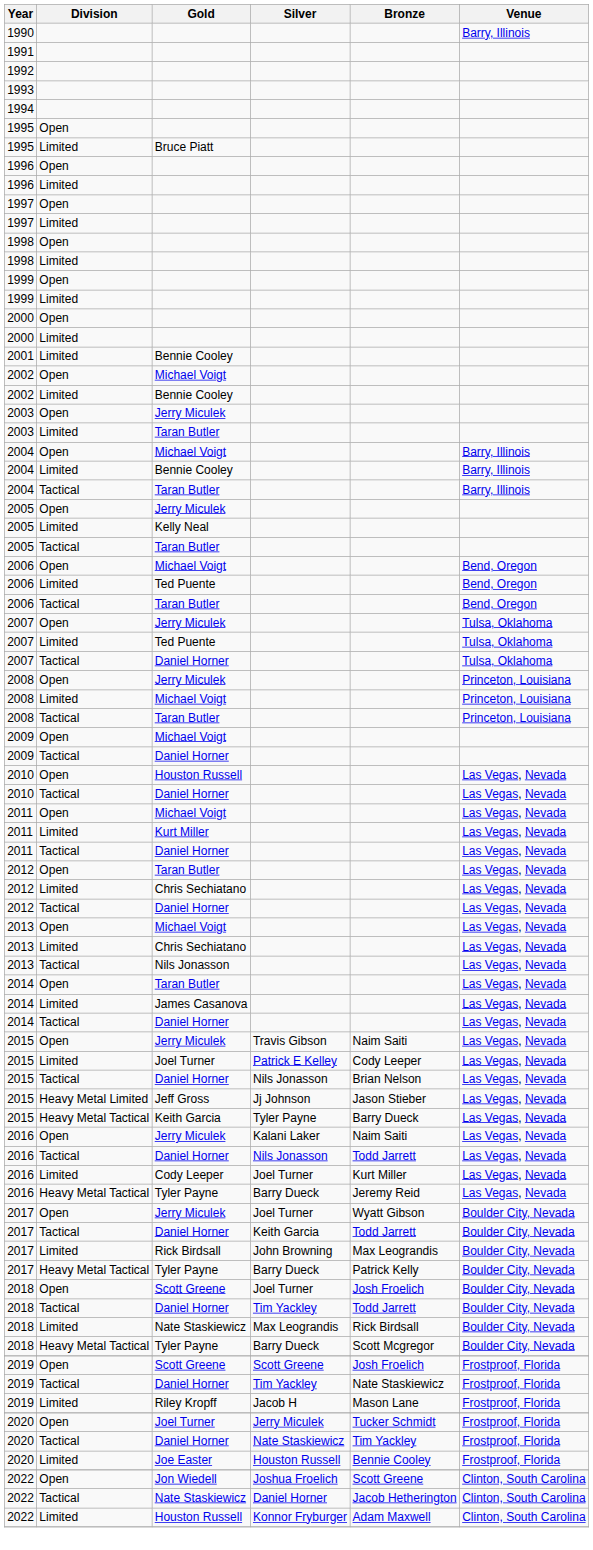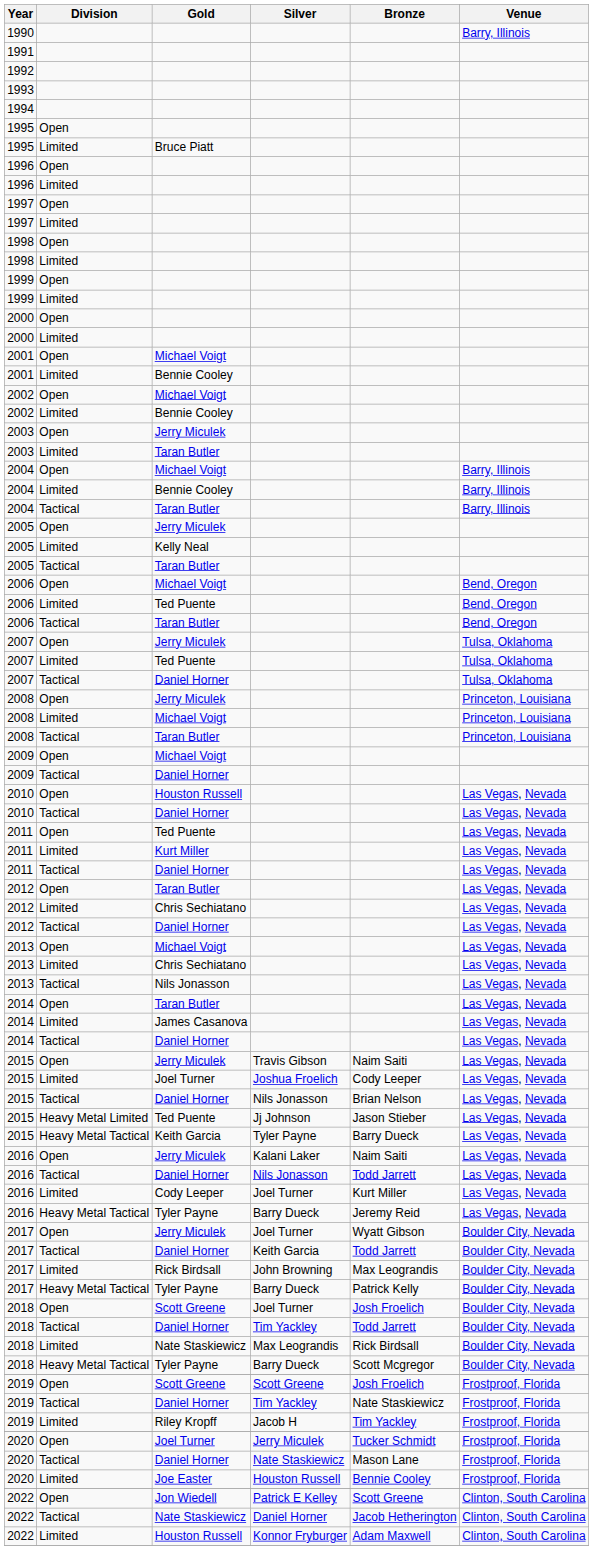+ row: (20, 356)
(190, 813) Michael Voigt -> (185, 832) Ted Puente
(295, 1060) Patrick E Kelley -> (295, 1079) Joshua Froelich
(182, 1098) Jeff Gross -> (185, 1117) Ted Puente
(386, 1403) Mason Lane -> (384, 1422) Tim Yackley
(384, 1441) Tim Yackley -> (386, 1460) Mason Lane
(295, 1479) Joshua Froelich -> (295, 1498) Patrick E Kelley
